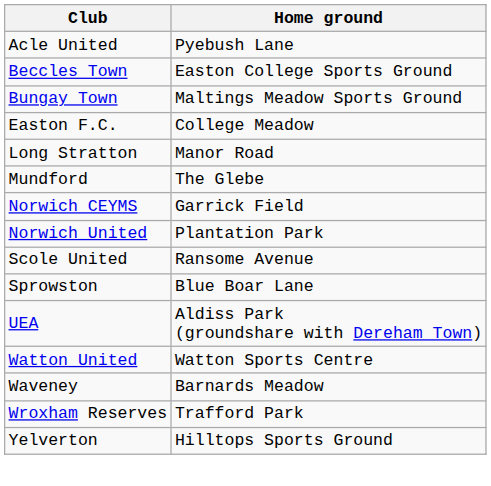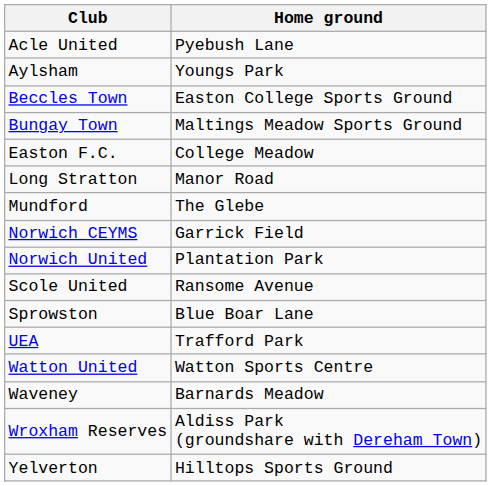+ row: (43, 72)
(329, 324) Aldiss Park (groundshare with Dereham Town) -> (239, 341) Trafford Park
(239, 414) Trafford Park -> (329, 431) Aldiss Park (groundshare with Dereham Town)
